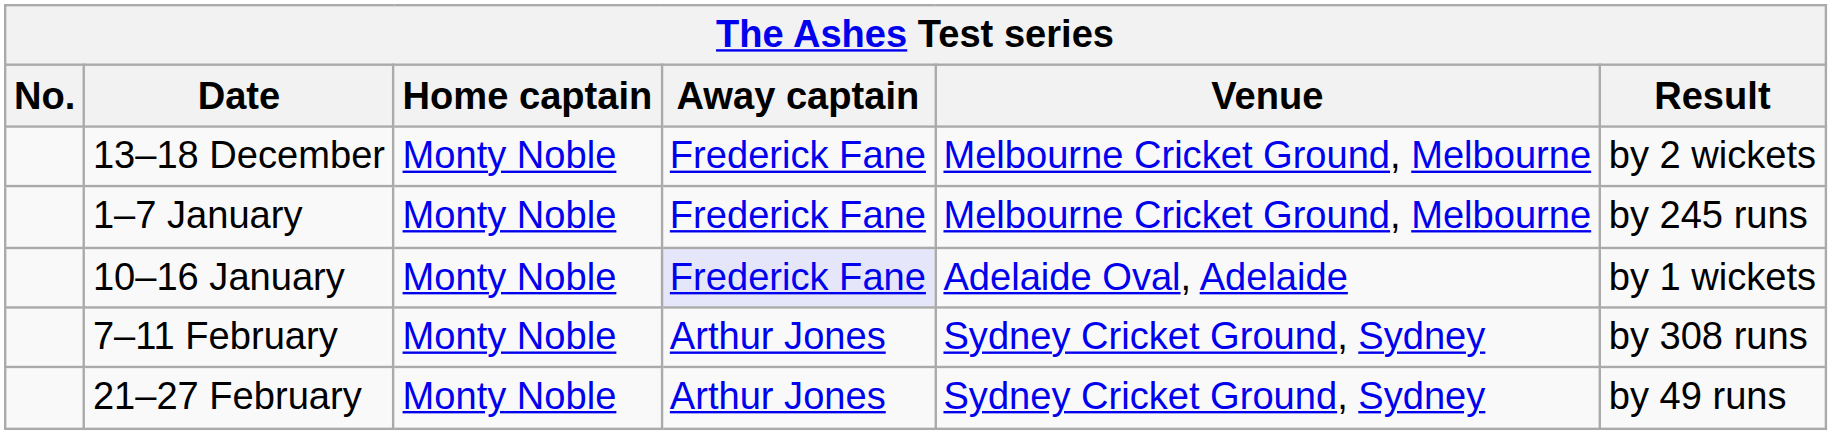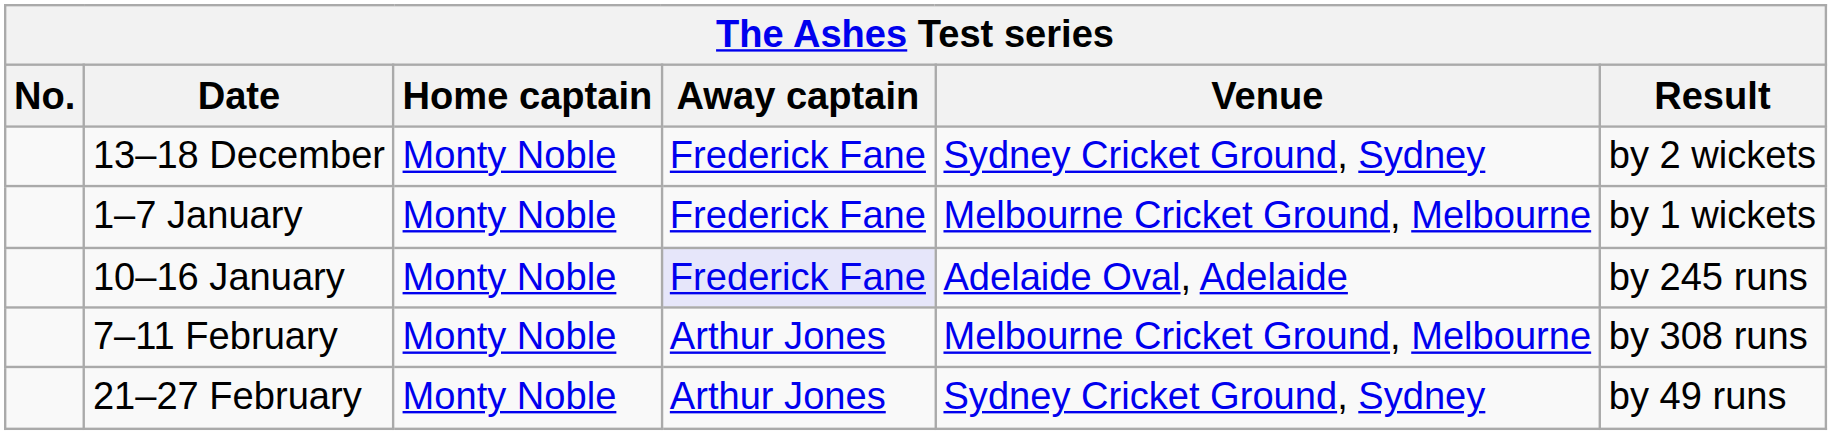(1267, 155) Melbourne Cricket Ground, Melbourne -> (1214, 155) Sydney Cricket Ground, Sydney
(1708, 215) by 245 runs -> (1712, 215) by 1 wickets
(1712, 276) by 1 wickets -> (1708, 276) by 245 runs
(1214, 336) Sydney Cricket Ground, Sydney -> (1267, 336) Melbourne Cricket Ground, Melbourne
